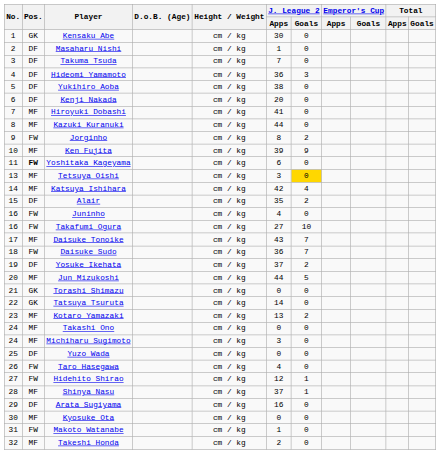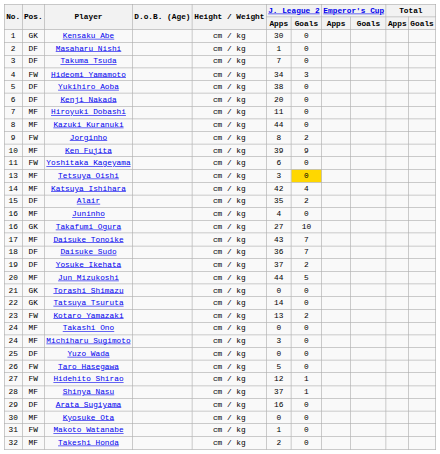(33, 74) DF -> (33, 74) FW
(279, 74) 36 -> (279, 74) 34
(279, 112) 41 -> (279, 112) 11
(33, 163) bold -> (33, 163) normal
(33, 214) FW -> (33, 214) MF
(33, 227) FW -> (33, 227) GK
(33, 252) FW -> (33, 252) DF
(33, 316) MF -> (33, 316) FW
(279, 367) 4 -> (279, 367) 5
